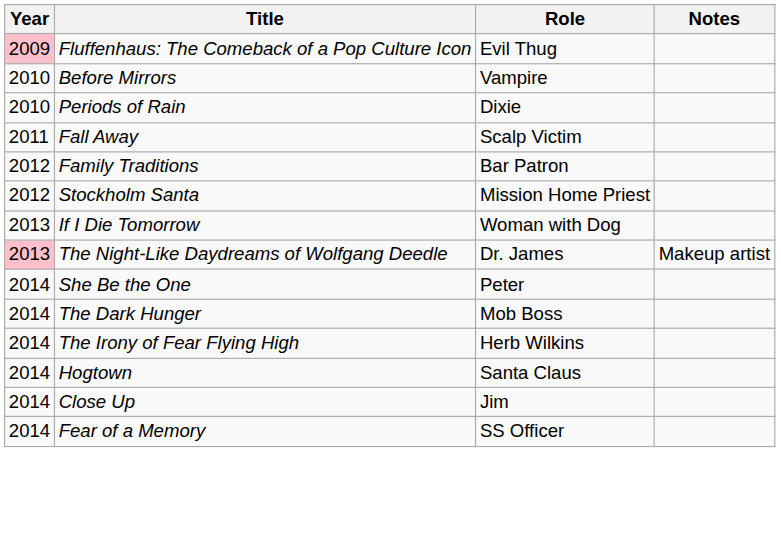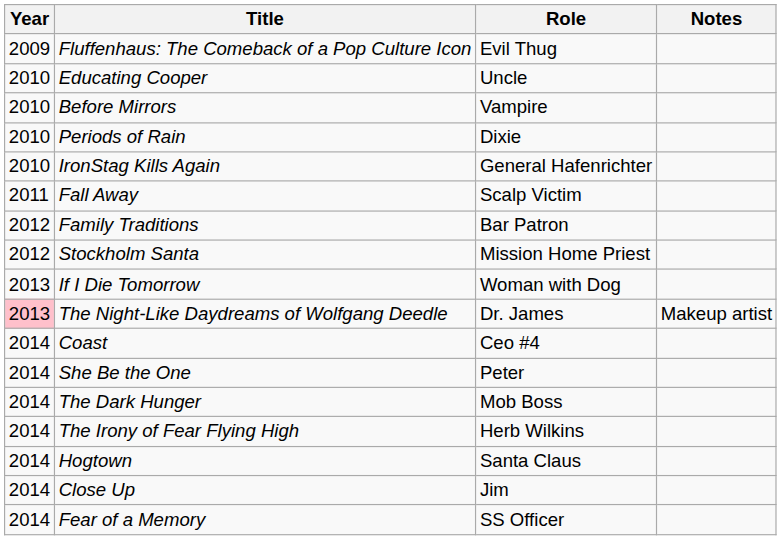(30, 48) pink background -> (30, 48) no background
+ row: (133, 78)
+ row: (139, 166)
+ row: (83, 343)
